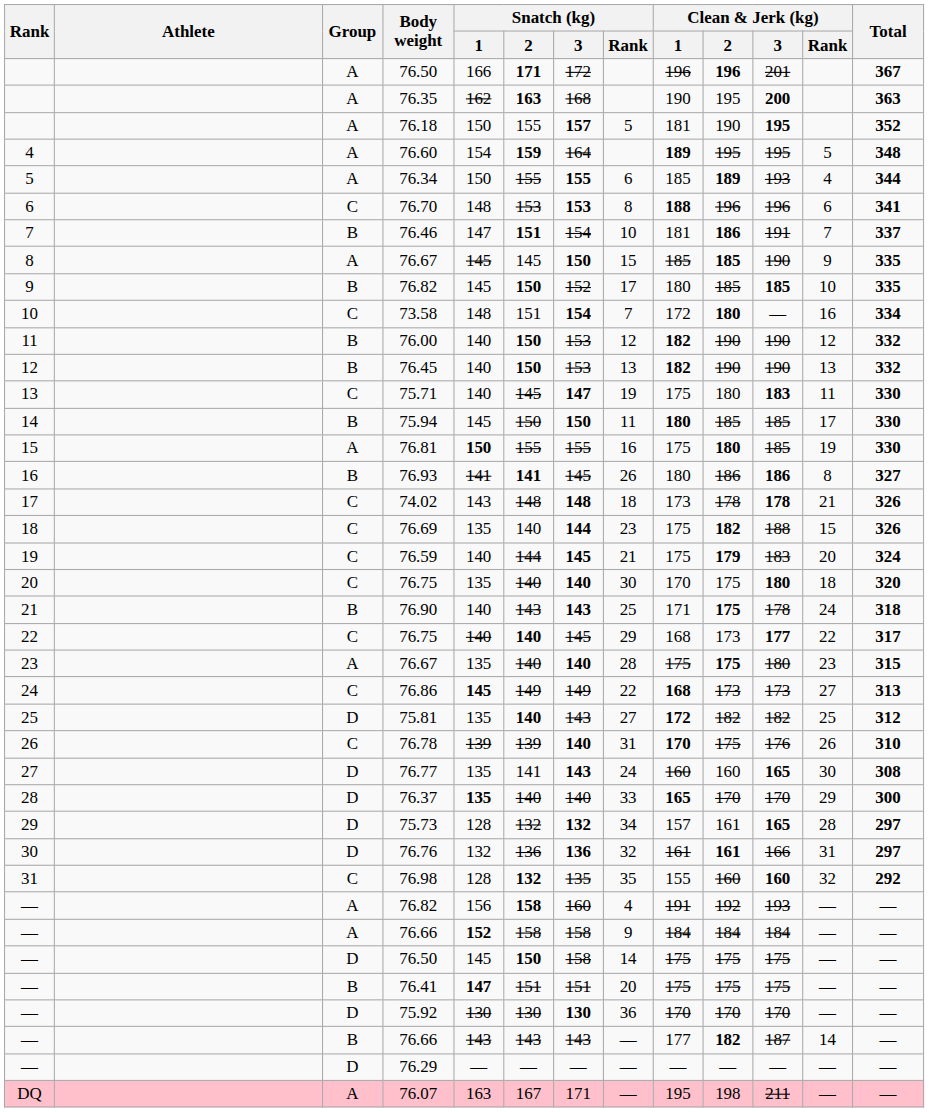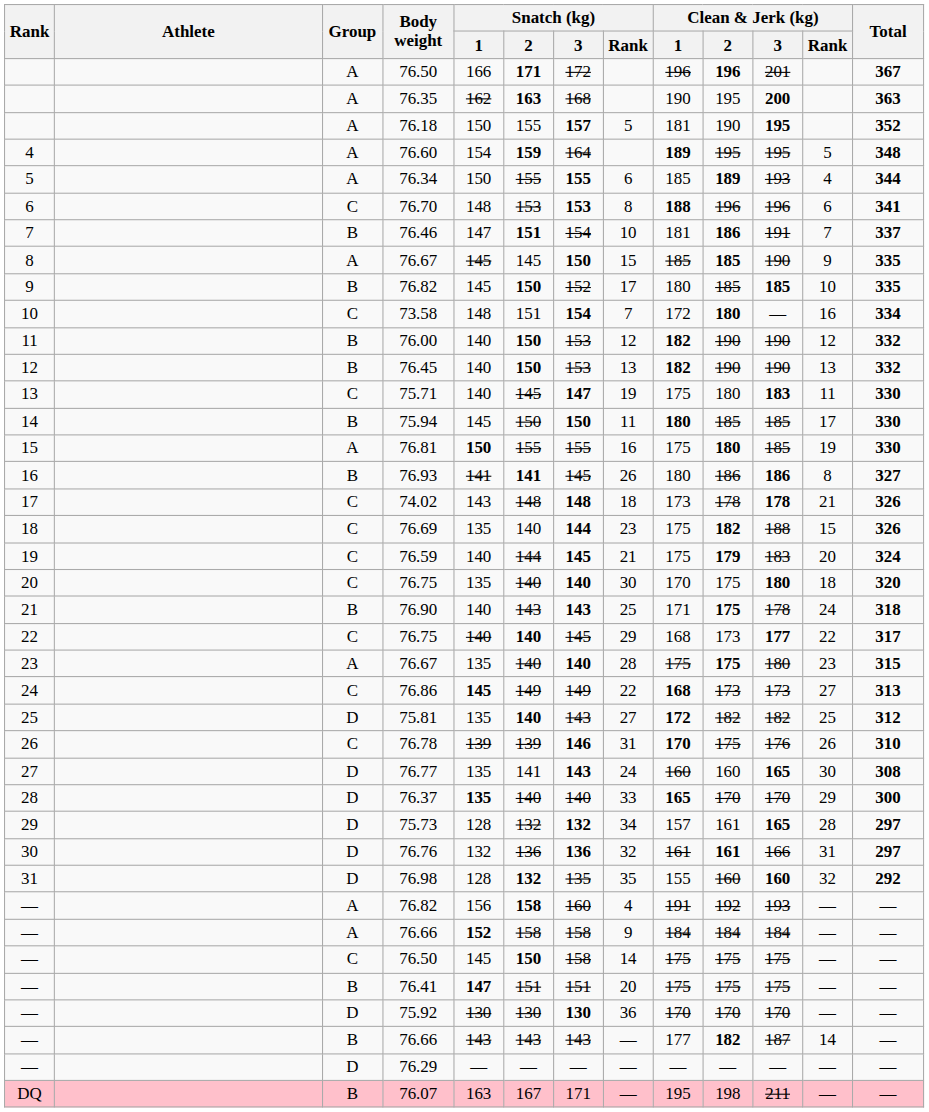(578, 744) 140 -> (578, 744) 146
(352, 878) C -> (352, 878) D
(352, 959) D -> (352, 959) C
(352, 1093) A -> (352, 1093) B
